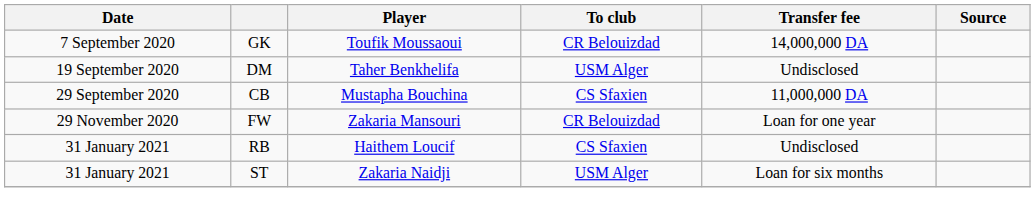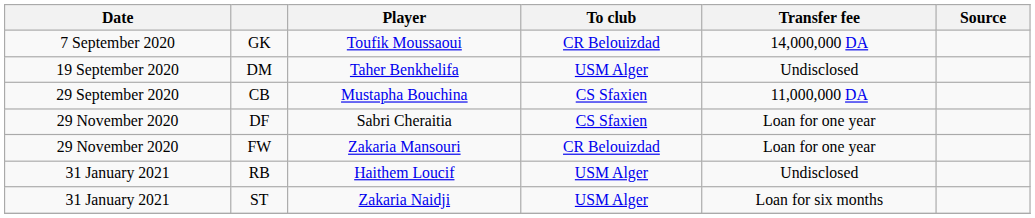+ row: (259, 121)
(611, 147) CS Sfaxien -> (611, 173) USM Alger
